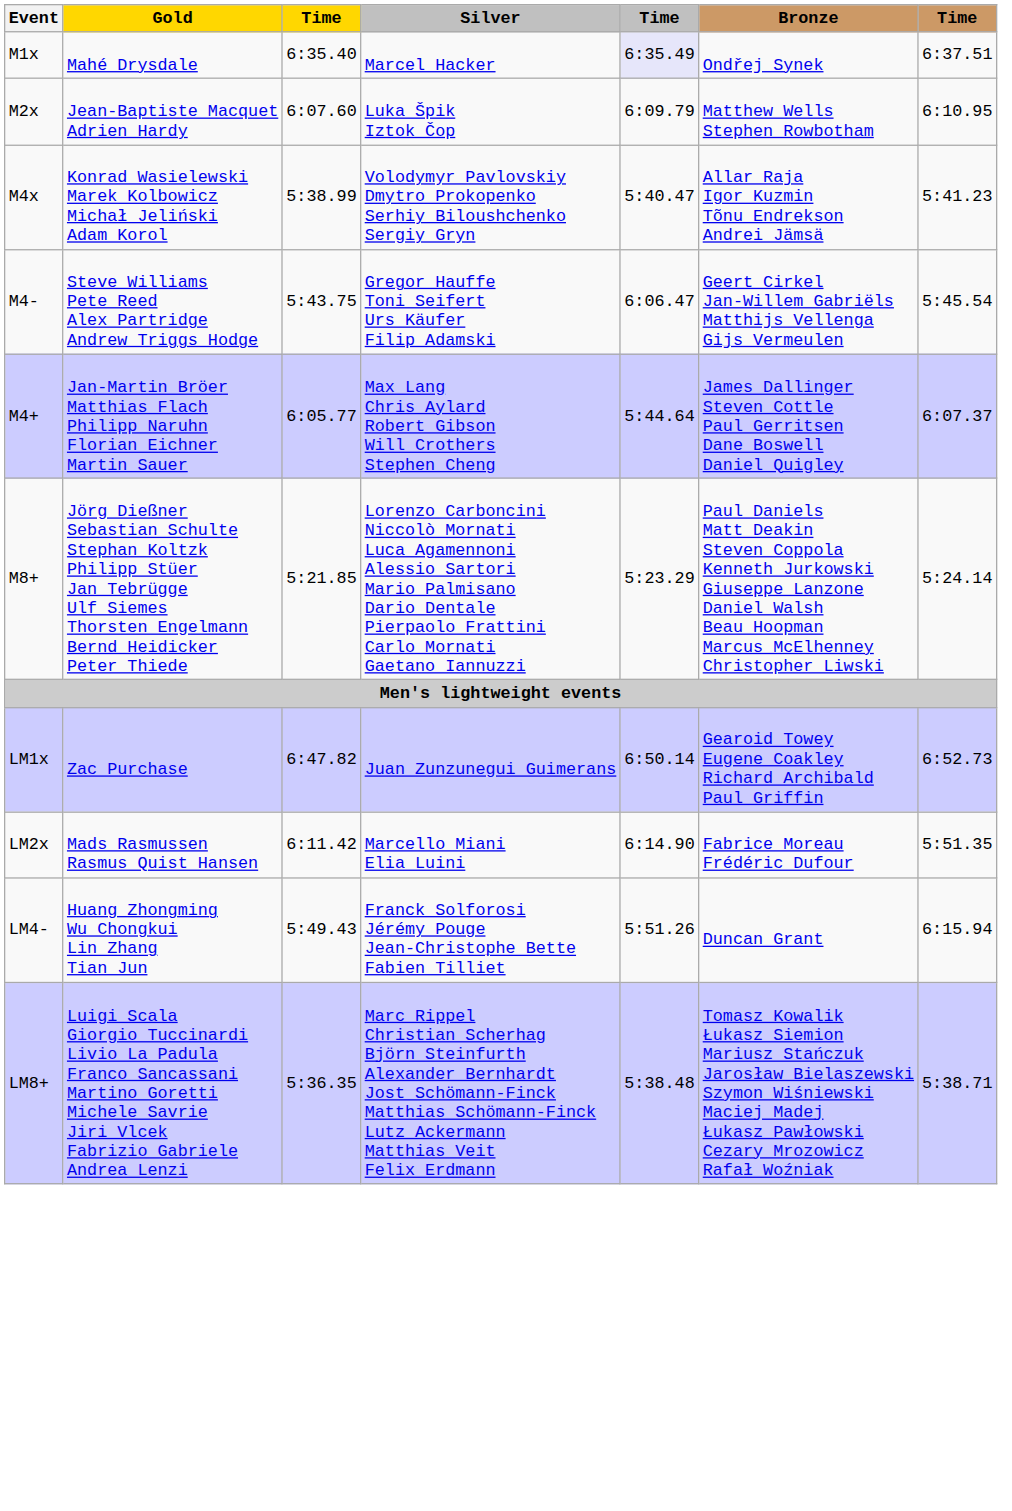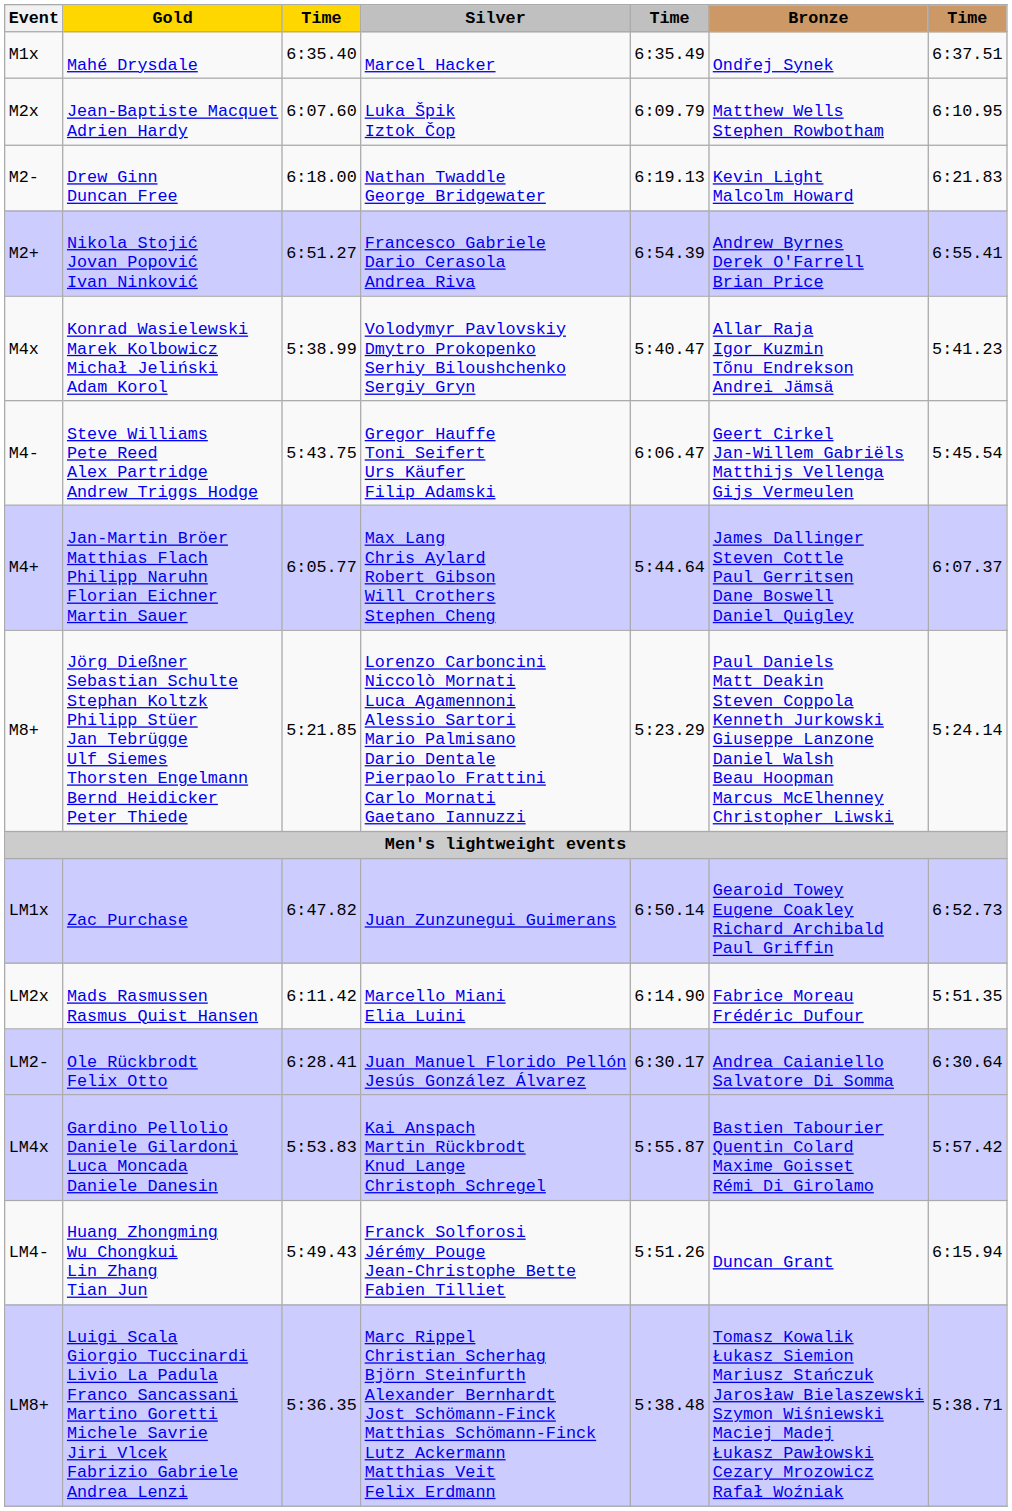(660, 55) lavender background -> (670, 55) no background
+ row: (24, 178)
+ row: (24, 253)
+ row: (29, 1062)
+ row: (29, 1148)
